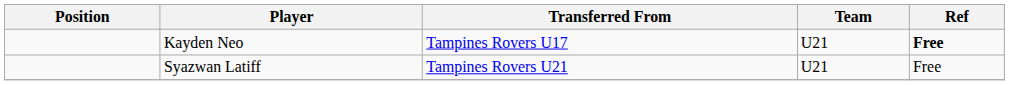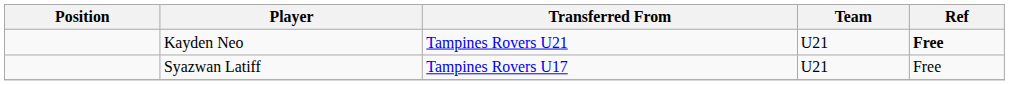(497, 42) Tampines Rovers U17 -> (497, 42) Tampines Rovers U21
(497, 67) Tampines Rovers U21 -> (497, 67) Tampines Rovers U17
